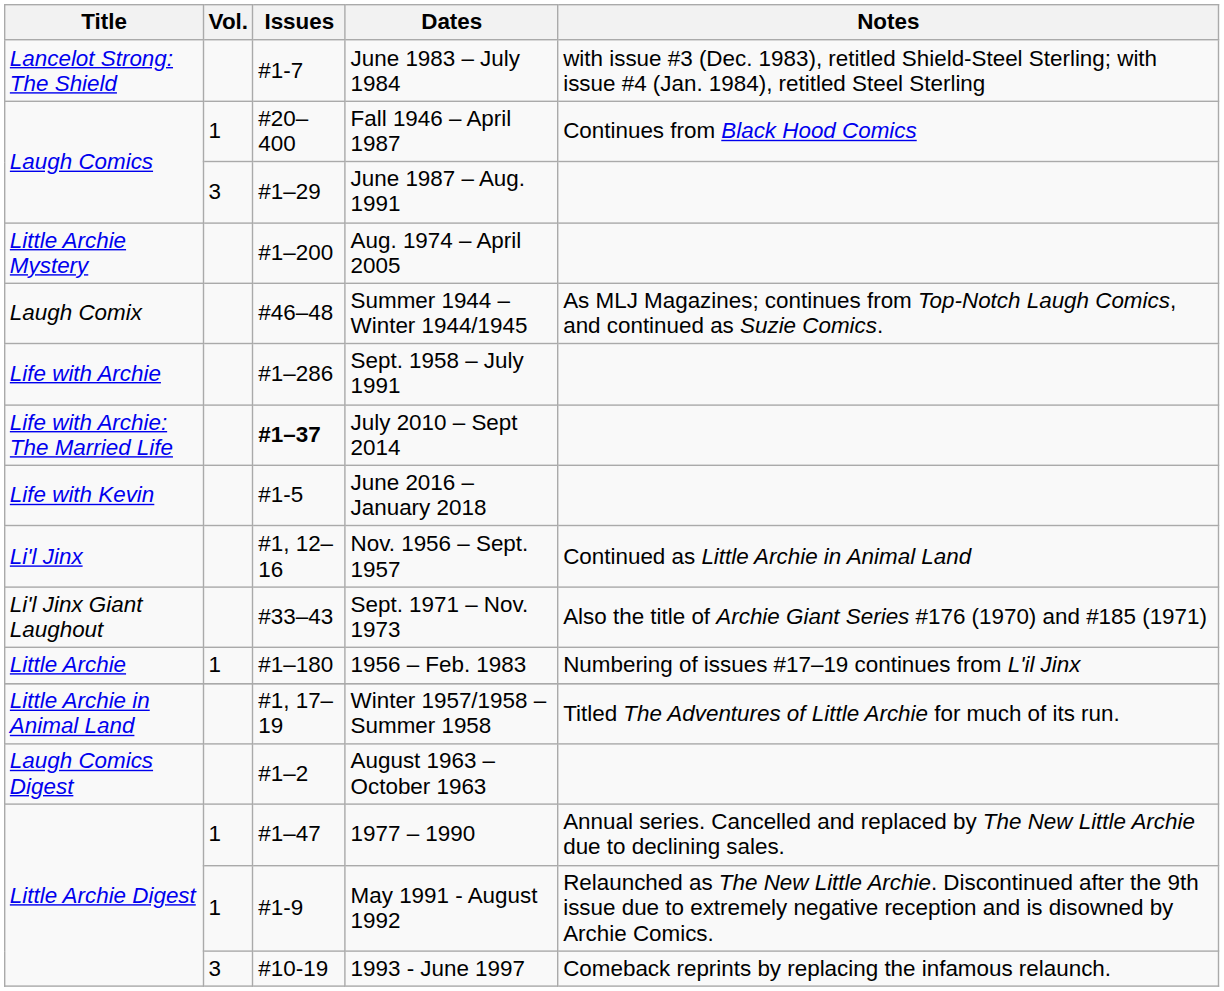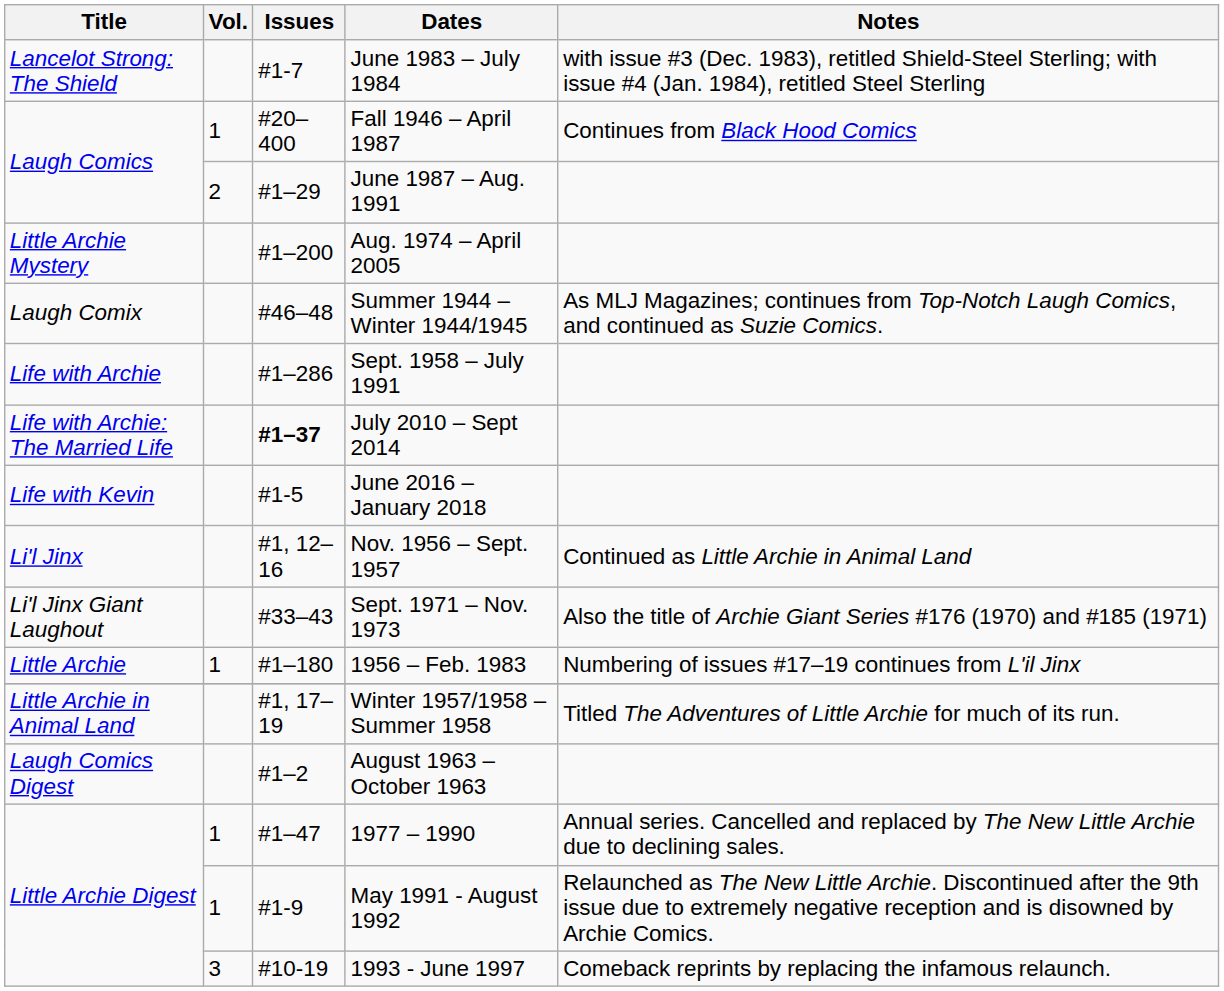(215, 191) 3 -> (215, 191) 2
